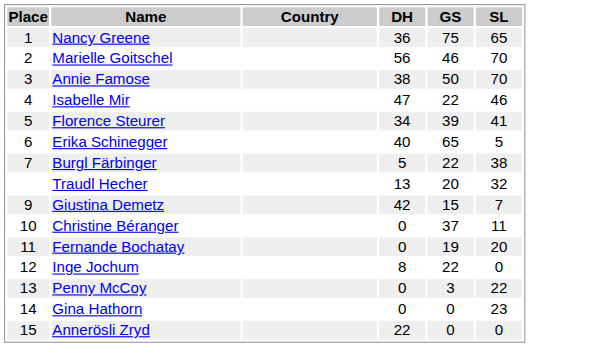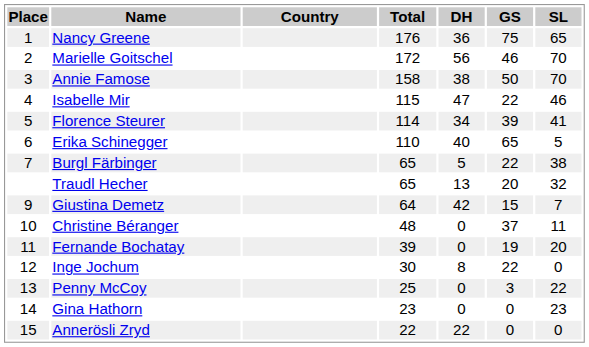+ column: (408, 17)
